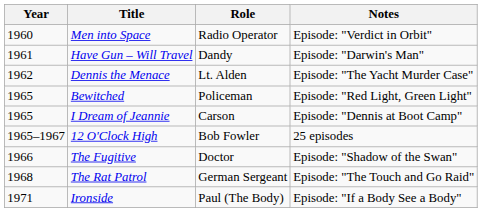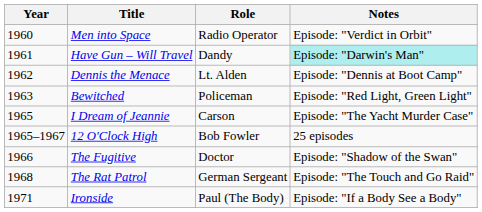(359, 55) no background -> (359, 55) paleturquoise background
(383, 75) Episode: "The Yacht Murder Case" -> (378, 75) Episode: "Dennis at Boot Camp"
(20, 95) 1965 -> (20, 95) 1963
(378, 116) Episode: "Dennis at Boot Camp" -> (383, 116) Episode: "The Yacht Murder Case"
